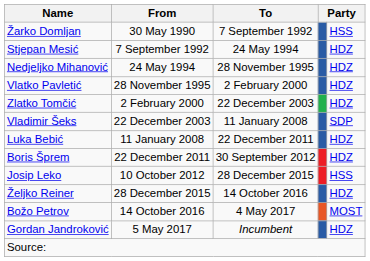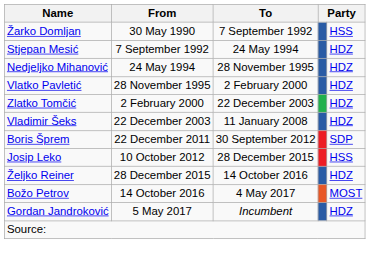(341, 121) SDP -> (341, 121) HDZ
- row: (35, 139)
(341, 157) HDZ -> (341, 139) SDP
